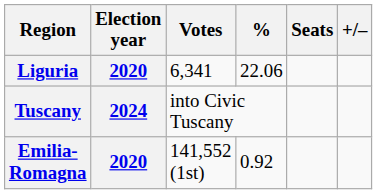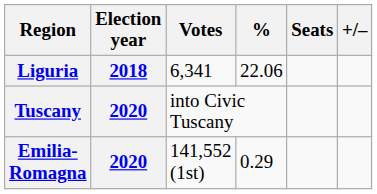(128, 70) 2020 -> (128, 70) 2018
(128, 111) 2024 -> (128, 111) 2020
(257, 162) 0.92 -> (257, 162) 0.29
